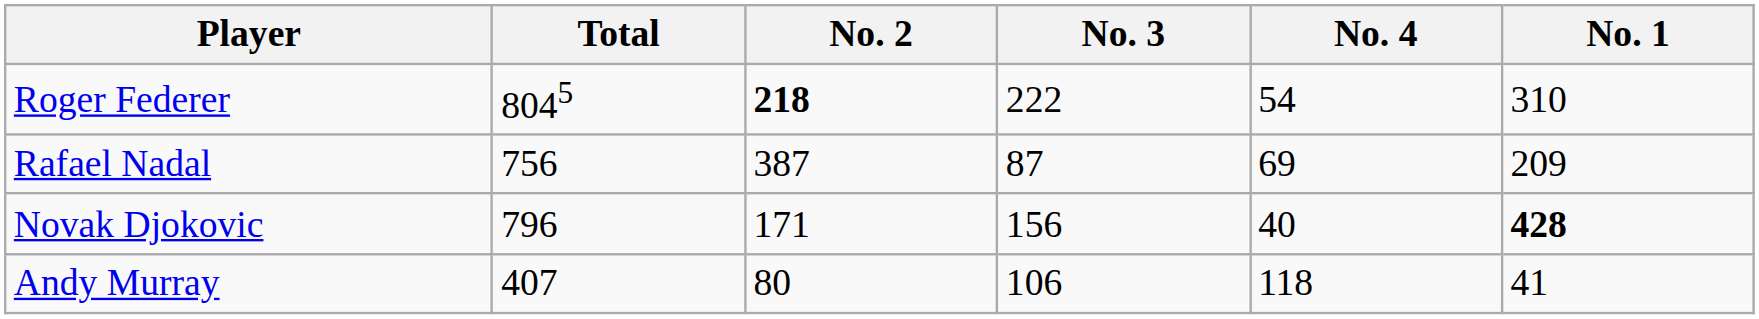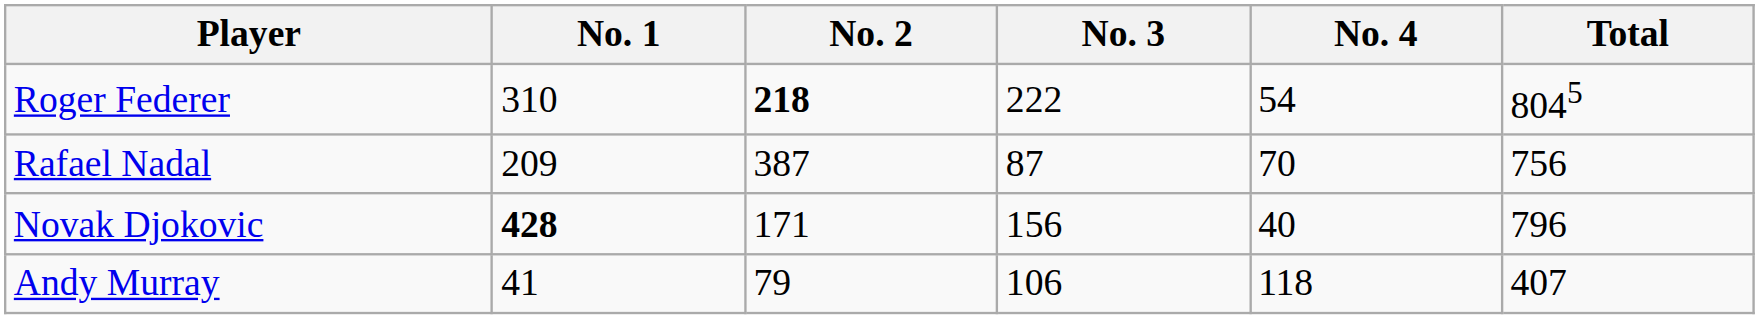columns swapped: (1628, 34) <-> (619, 34)
(1277, 163) 69 -> (1277, 163) 70
(772, 283) 80 -> (772, 283) 79
